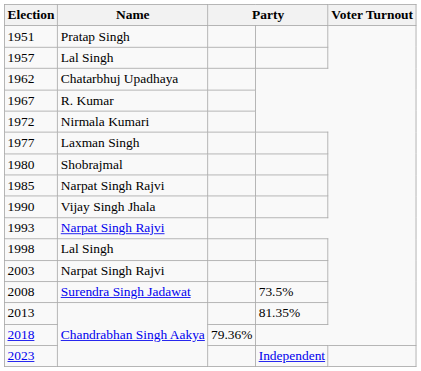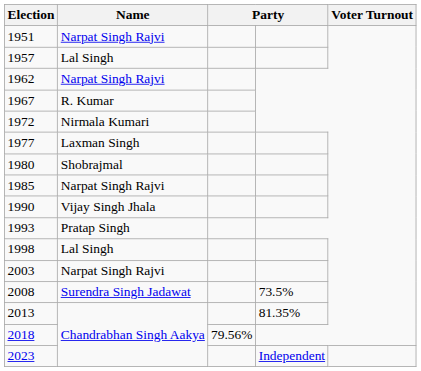(95, 36) Pratap Singh -> (113, 36) Narpat Singh Rajvi
(120, 79) Chatarbhuj Upadhaya -> (113, 79) Narpat Singh Rajvi
(113, 228) Narpat Singh Rajvi -> (95, 228) Pratap Singh
(232, 334) 79.36% -> (232, 334) 79.56%
